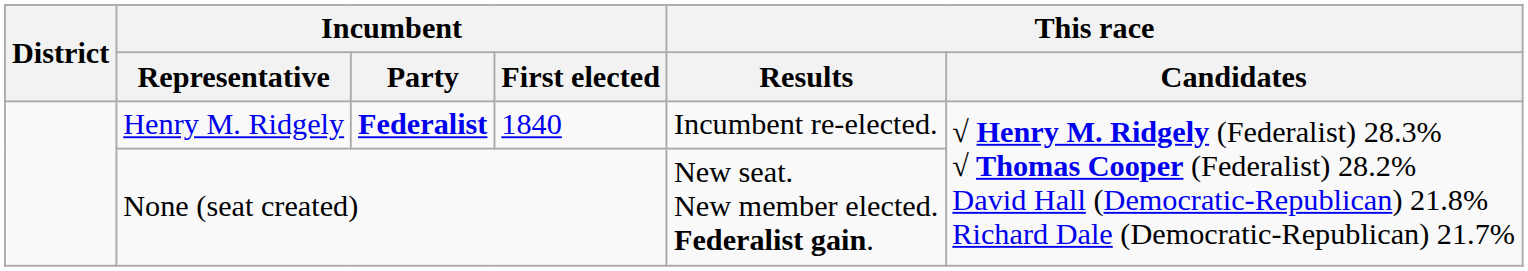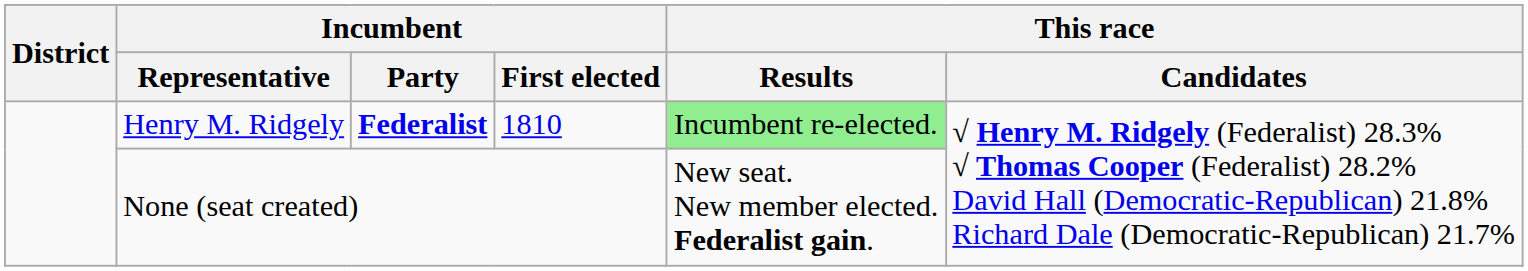(532, 124) 1840 -> (532, 124) 1810
(806, 124) no background -> (806, 124) lightgreen background
